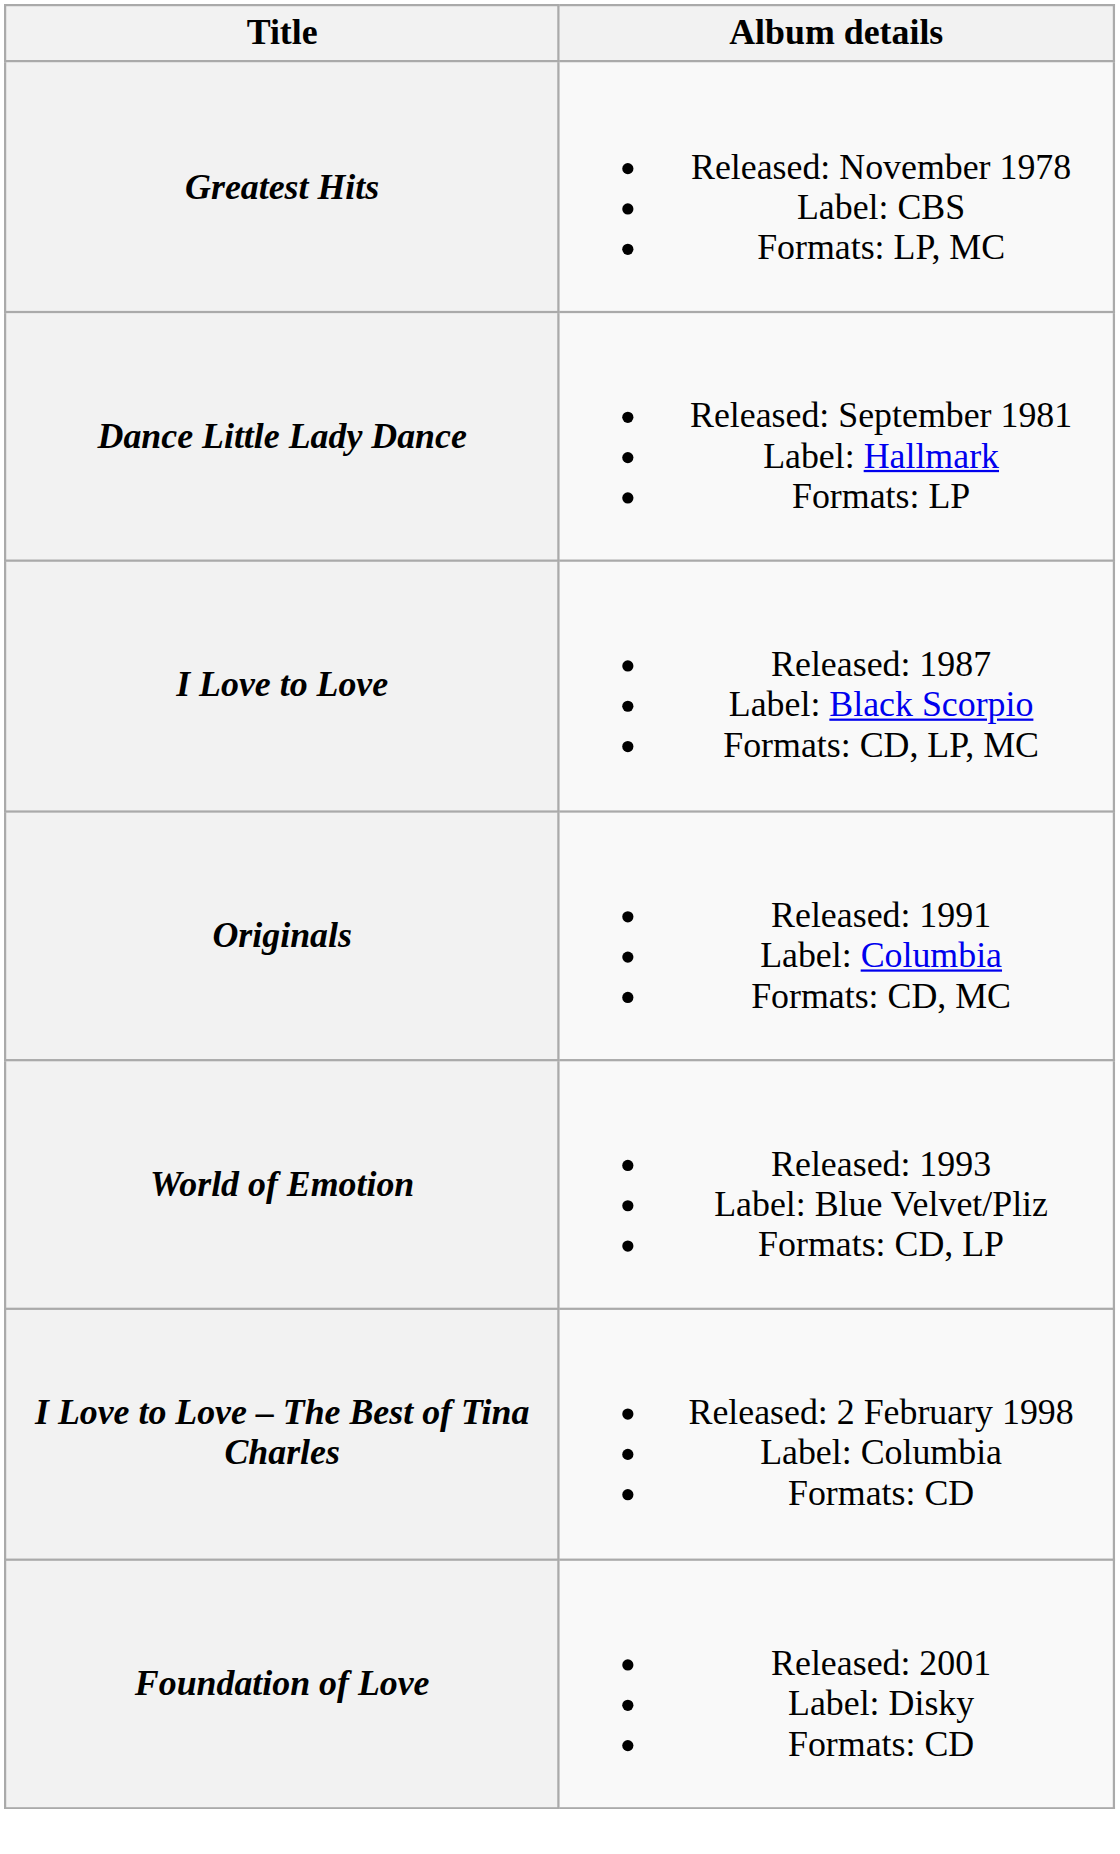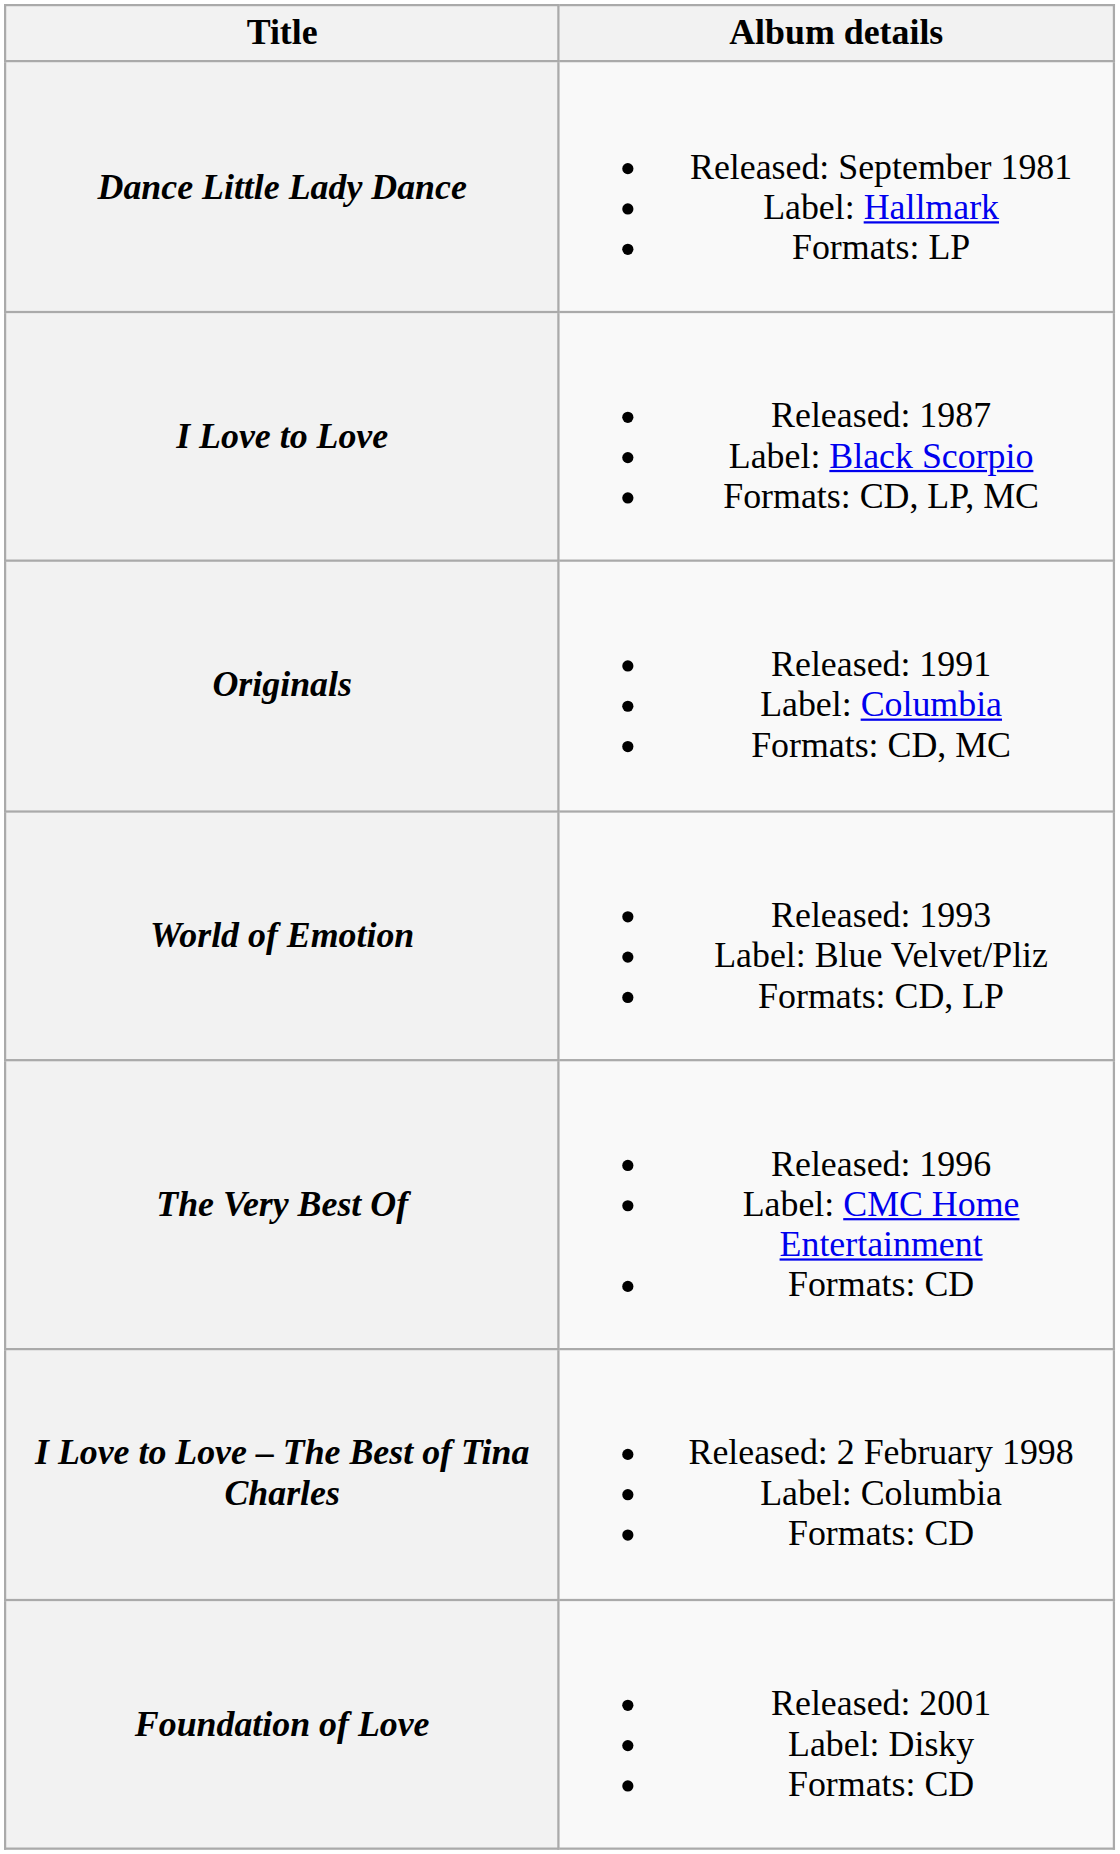- row: (282, 186)
+ row: (282, 1204)
